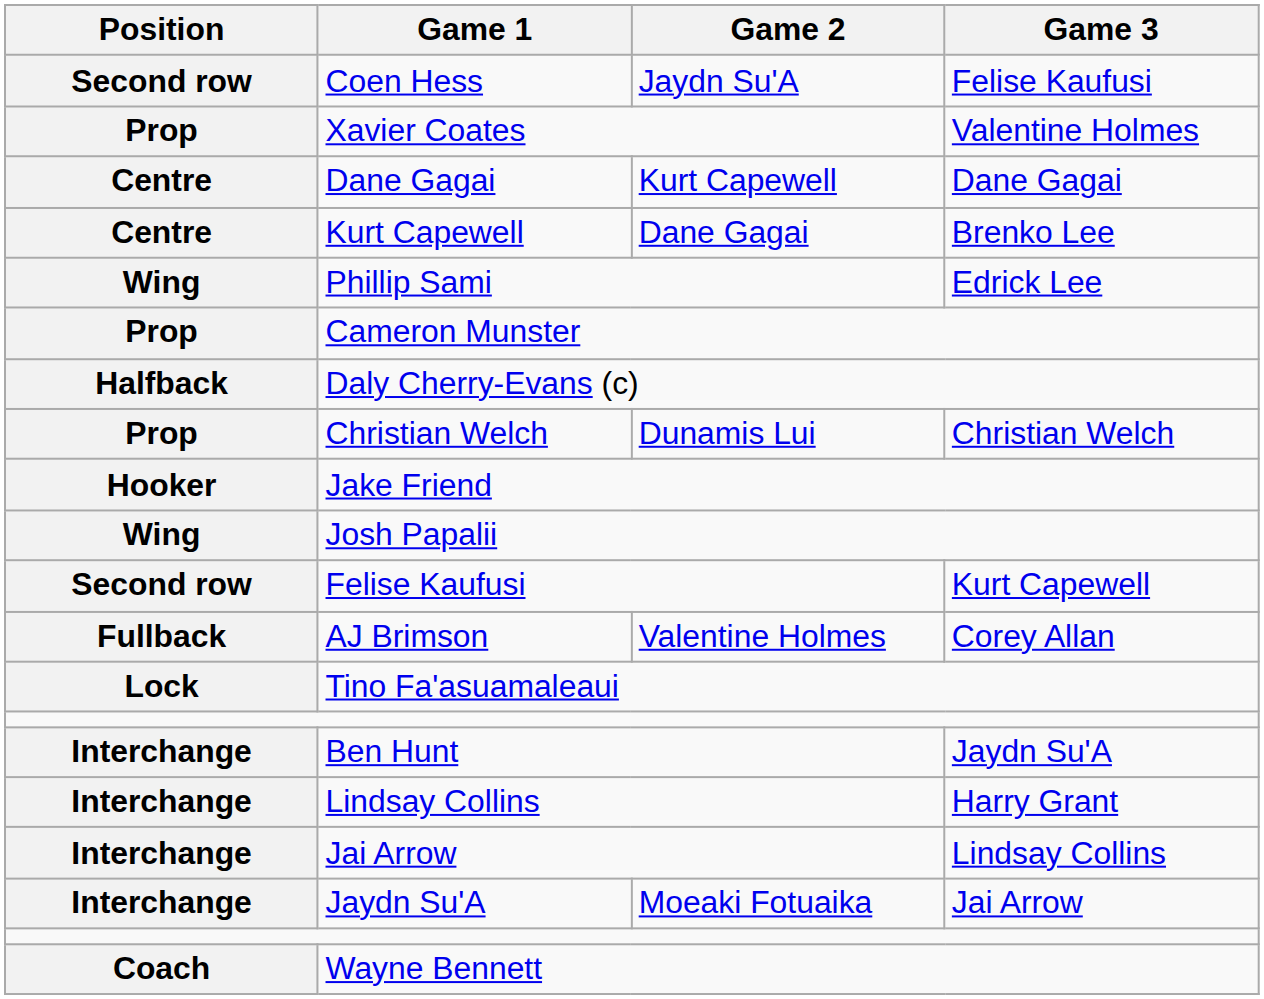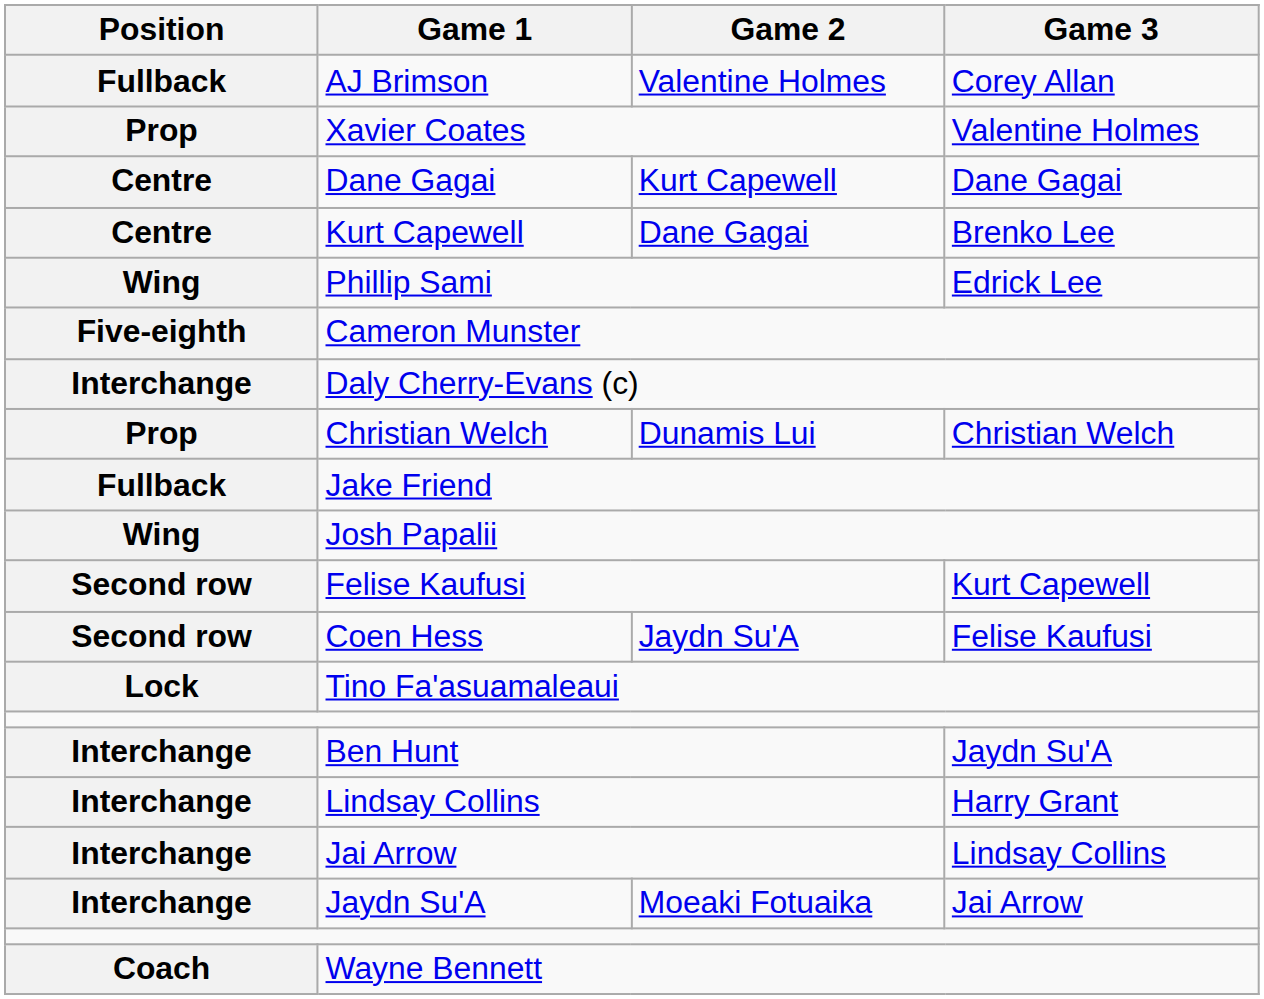rows swapped: (407, 635) <-> (404, 80)
(162, 332) Prop -> (162, 332) Five-eighth
(162, 383) Halfback -> (162, 383) Interchange
(162, 484) Hooker -> (162, 484) Fullback
